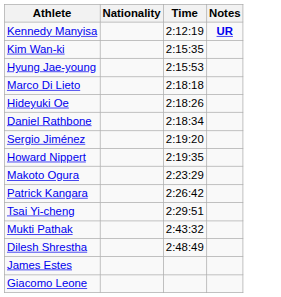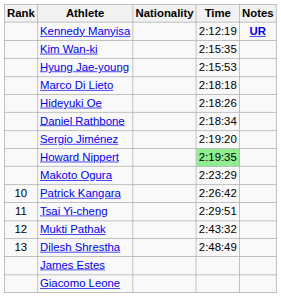+ column: (21, 13)
(185, 157) no background -> (218, 157) lightgreen background
